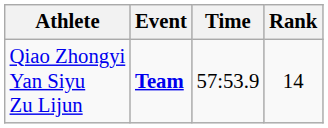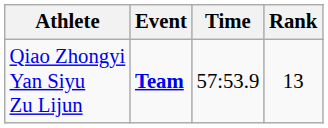(293, 80) 14 -> (293, 80) 13
